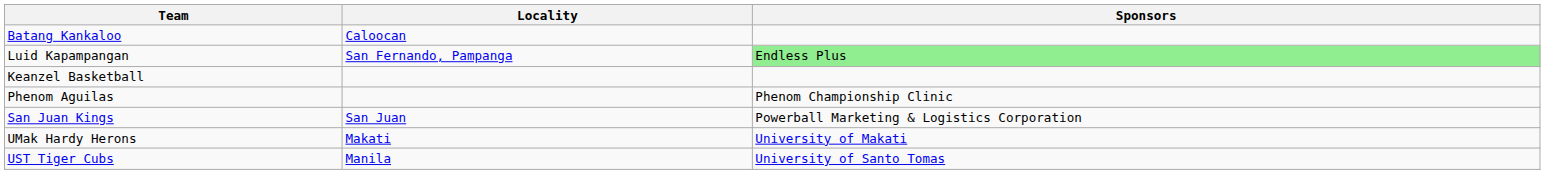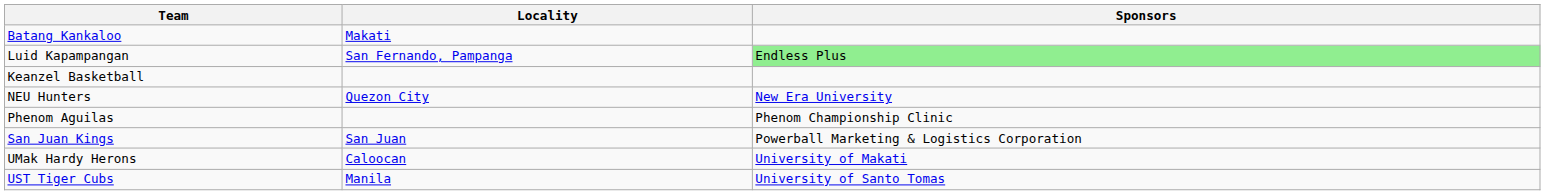(376, 35) Caloocan -> (368, 35) Makati
+ row: (49, 97)
(368, 138) Makati -> (376, 159) Caloocan
